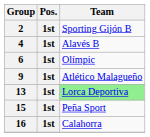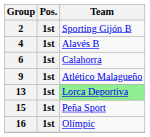(78, 60) Olímpic -> (82, 60) Calahorra
(82, 124) Calahorra -> (78, 124) Olímpic
